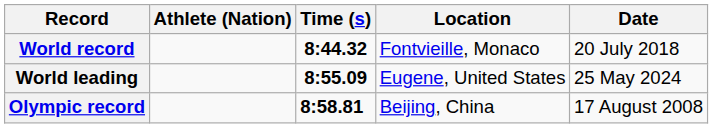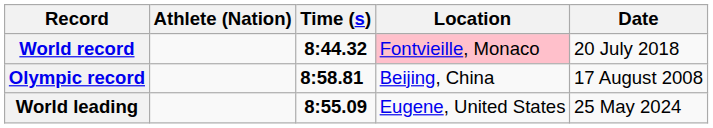(460, 48) no background -> (460, 48) pink background
rows swapped: (77, 107) <-> (77, 78)
